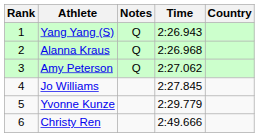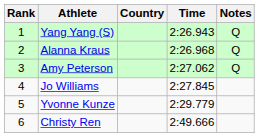columns swapped: (230, 13) <-> (136, 13)
